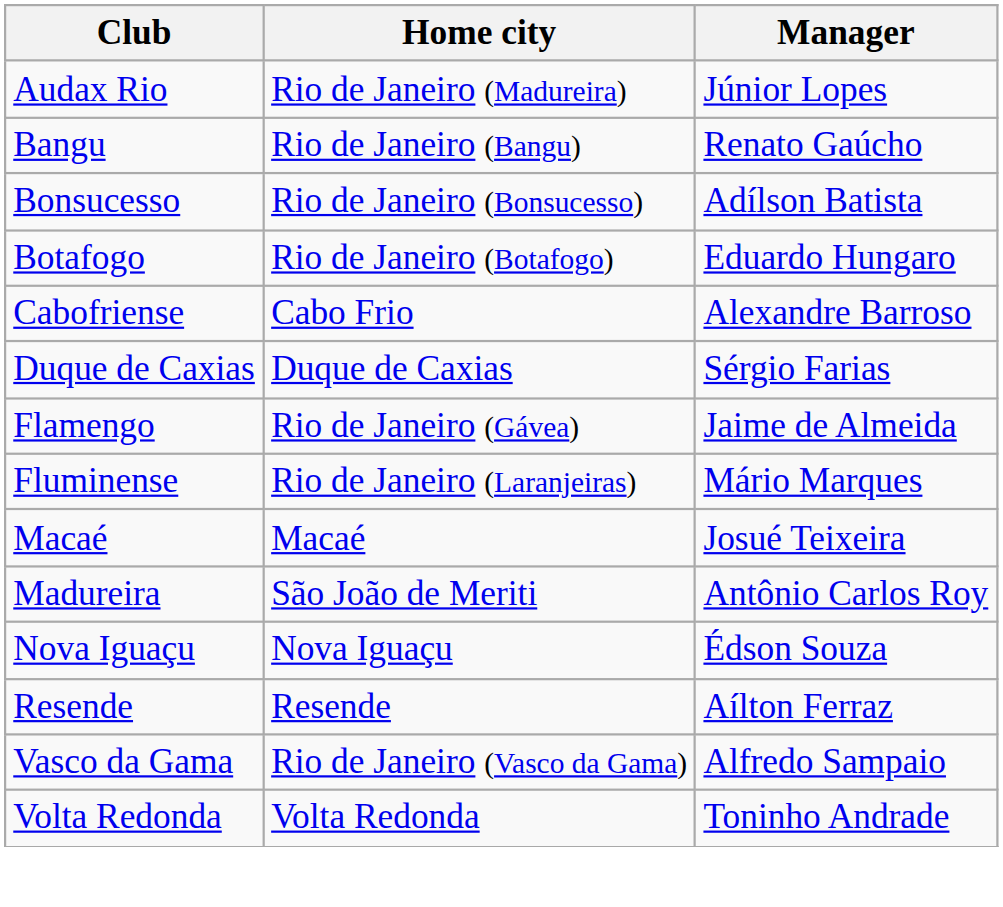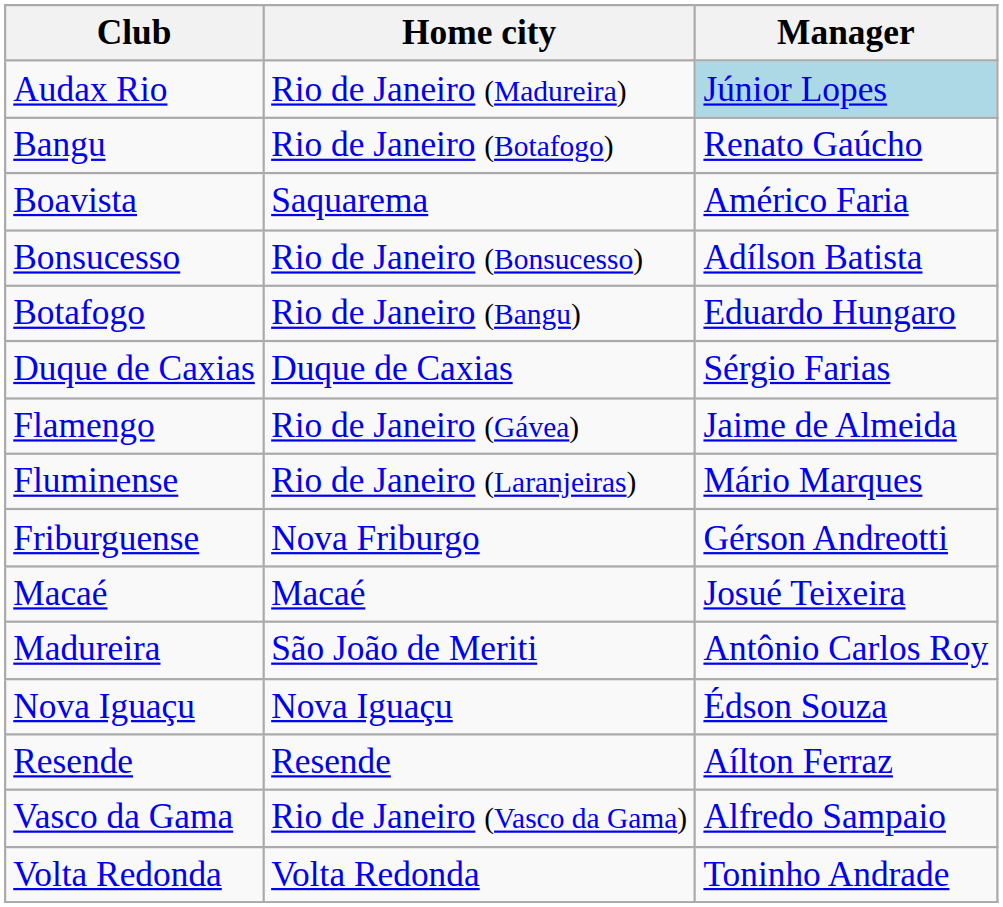(795, 88) no background -> (795, 88) lightblue background
(426, 144) Rio de Janeiro (Bangu) -> (442, 144) Rio de Janeiro (Botafogo)
+ row: (75, 200)
(442, 256) Rio de Janeiro (Botafogo) -> (426, 312) Rio de Janeiro (Bangu)
- row: (99, 312)
+ row: (106, 537)
